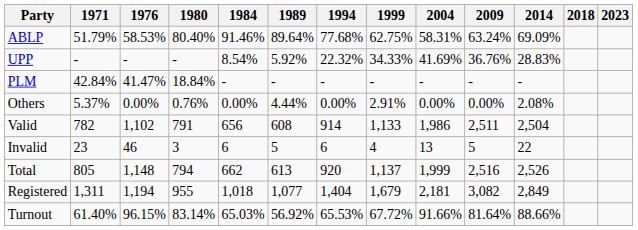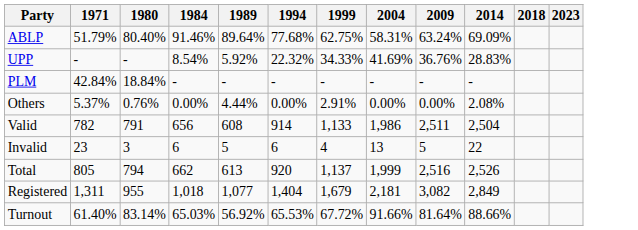- column: (144, 15)
